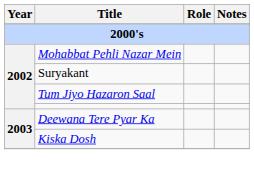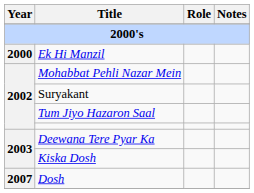+ row: (20, 53)
+ row: (20, 178)
